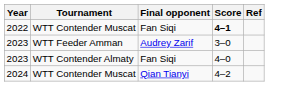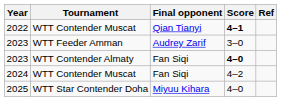(158, 28) Fan Siqi -> (177, 28) Qian Tianyi
(223, 58) normal -> (235, 58) bold
(165, 74) Qian Tianyi -> (171, 74) Fan Siqi
+ row: (17, 89)
